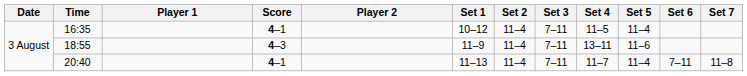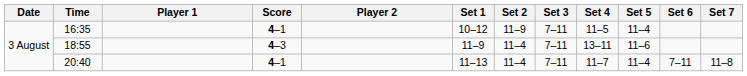(515, 30) 11–4 -> (515, 30) 11–9
